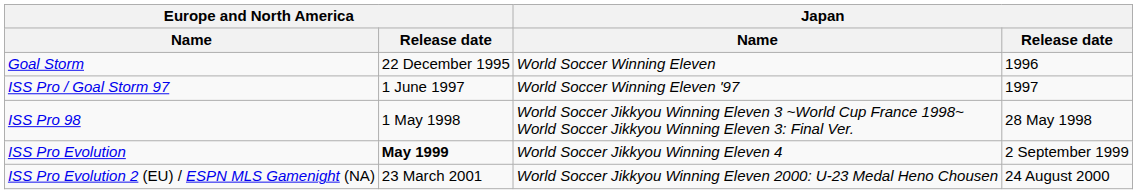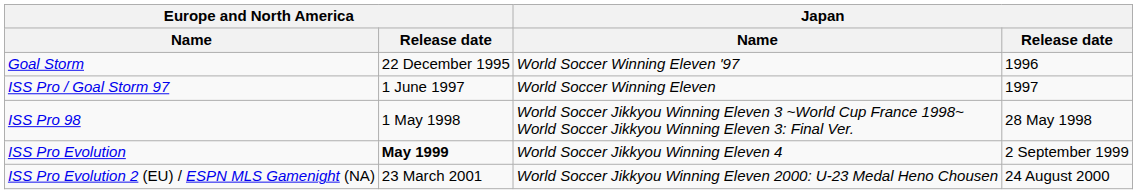(616, 64) World Soccer Winning Eleven -> (628, 64) World Soccer Winning Eleven '97
(628, 87) World Soccer Winning Eleven '97 -> (616, 87) World Soccer Winning Eleven
